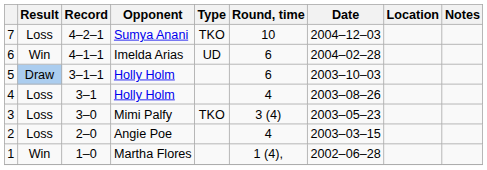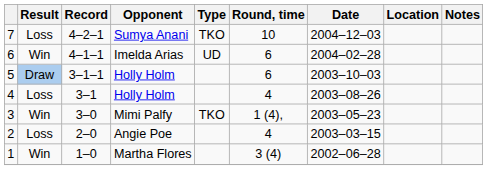(39, 114) Loss -> (39, 114) Win
(268, 114) 3 (4) -> (268, 114) 1 (4),
(268, 154) 1 (4), -> (268, 154) 3 (4)
